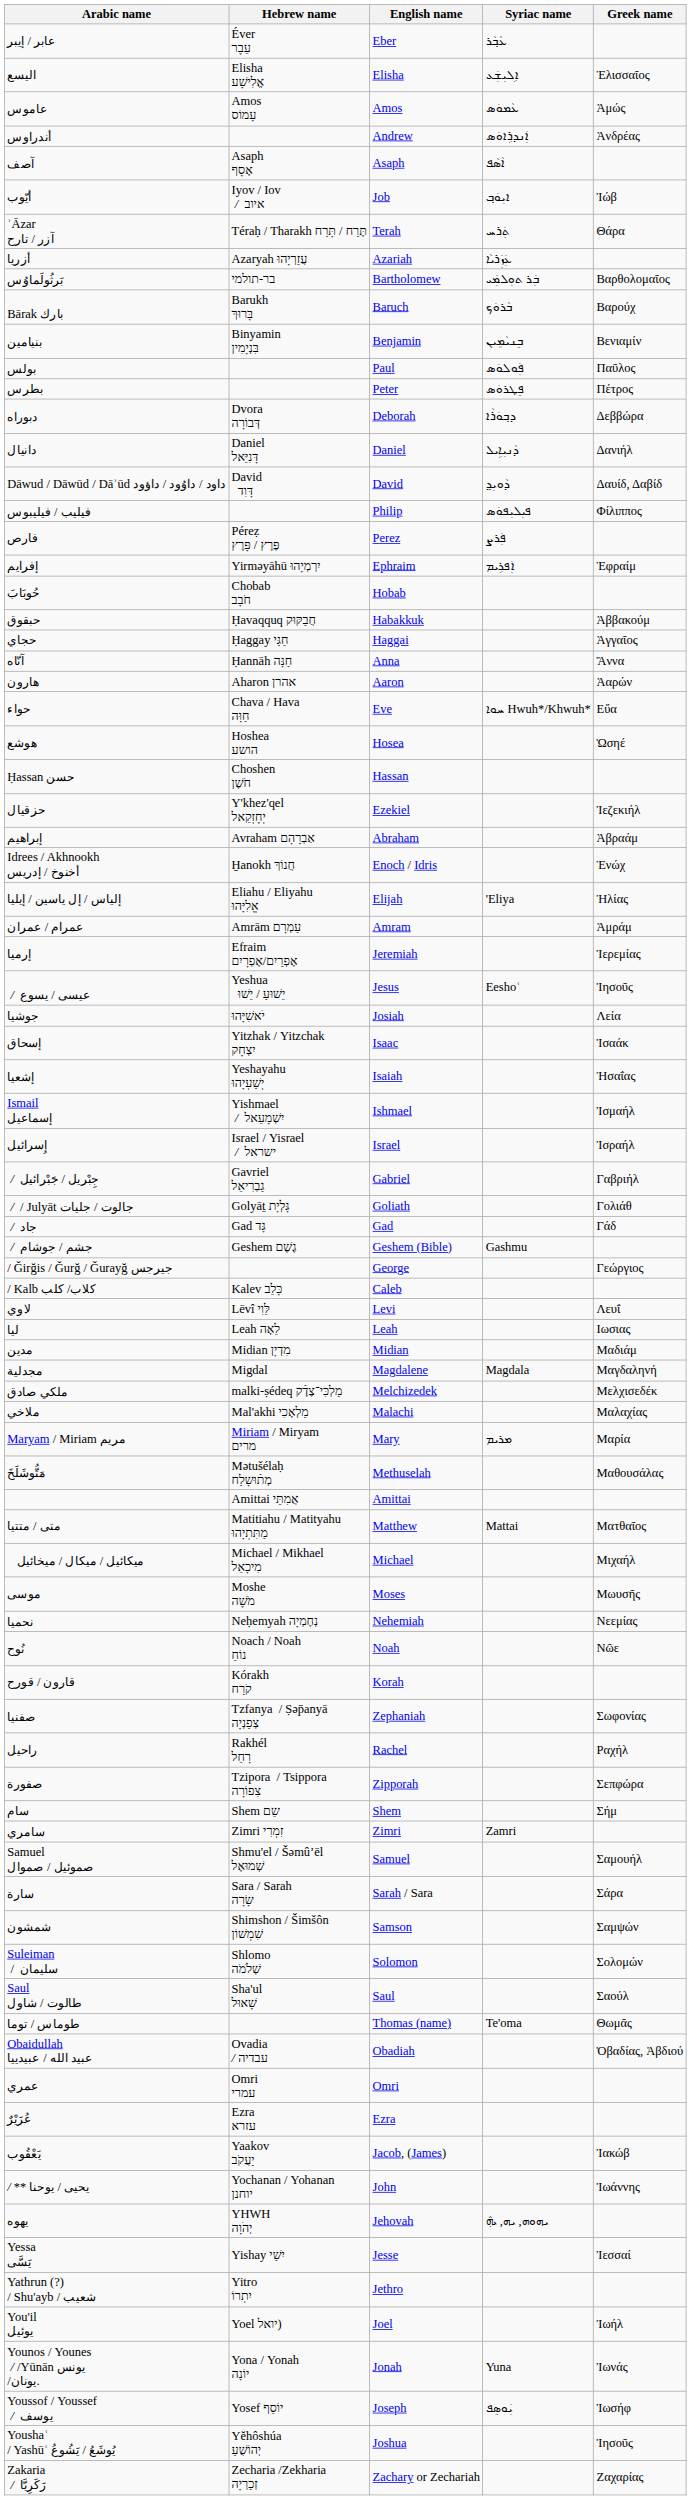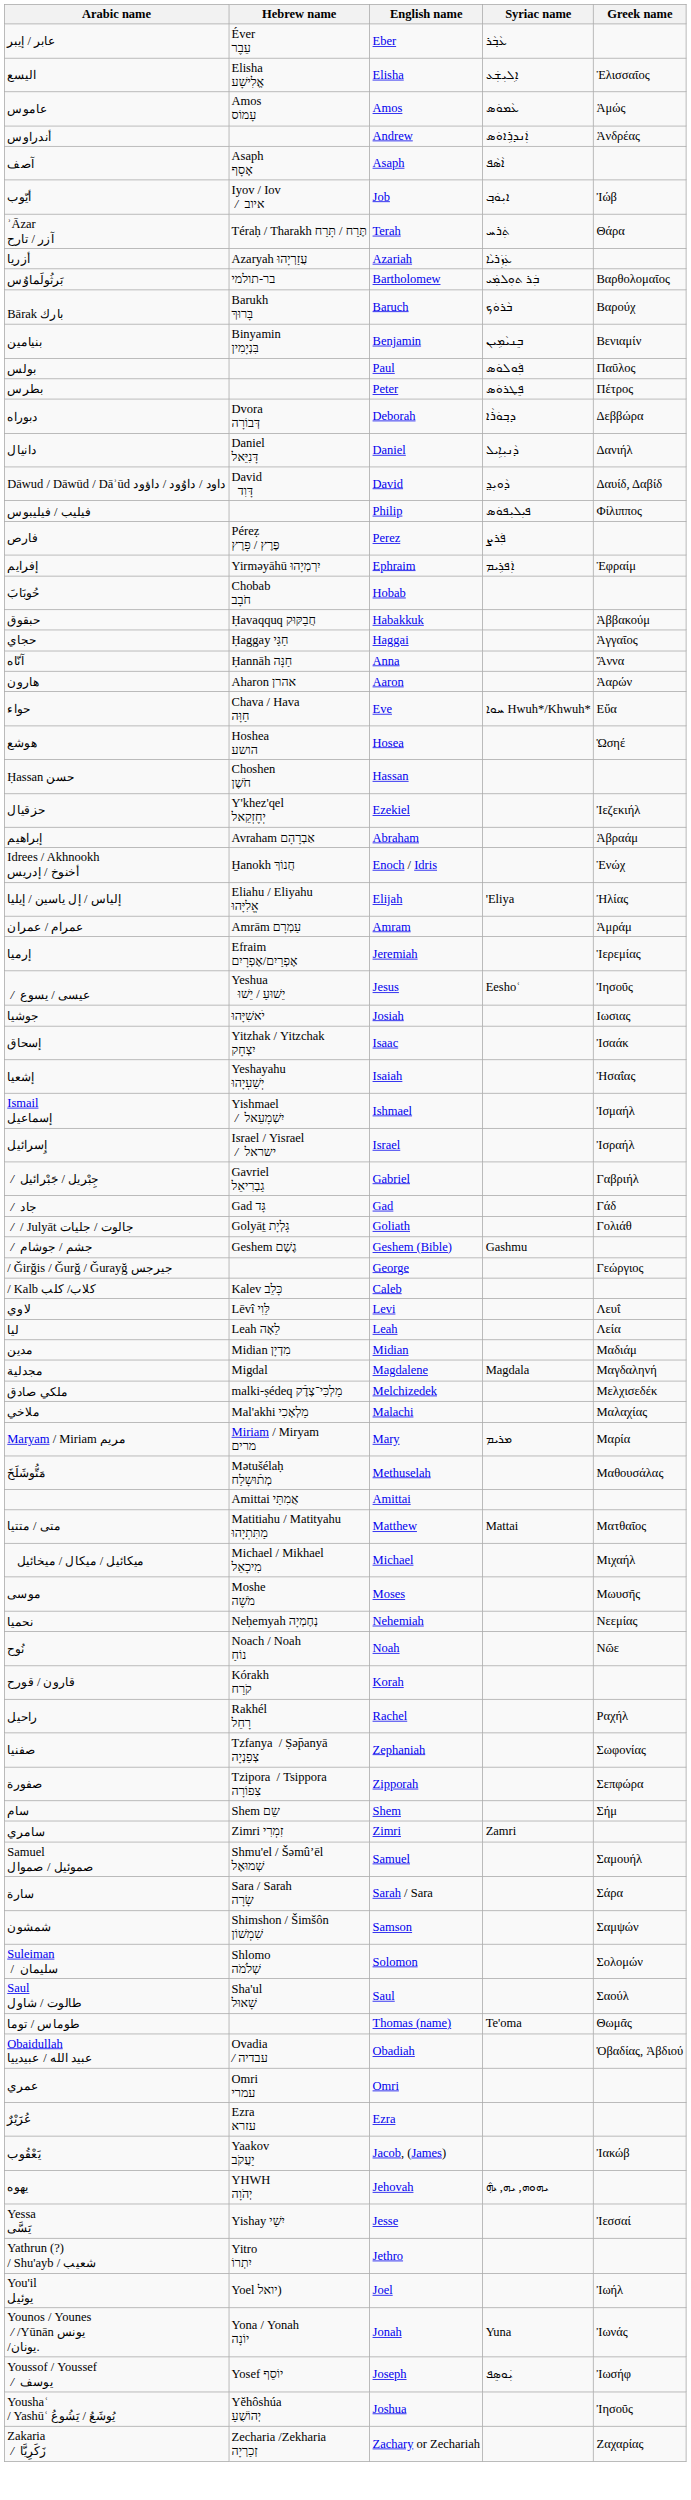(609, 1015) Λεία -> (613, 1015) Ιωσιας
rows swapped: (22, 1227) <-> (71, 1206)
(613, 1329) Ιωσιας -> (609, 1329) Λεία
rows swapped: (22, 1750) <-> (22, 1716)
- row: (48, 2187)
